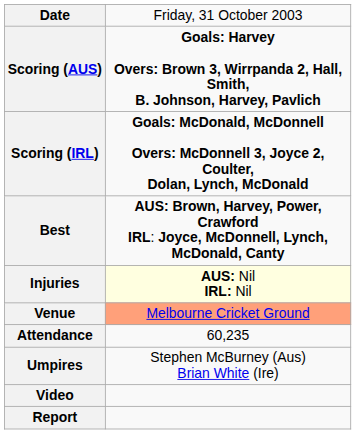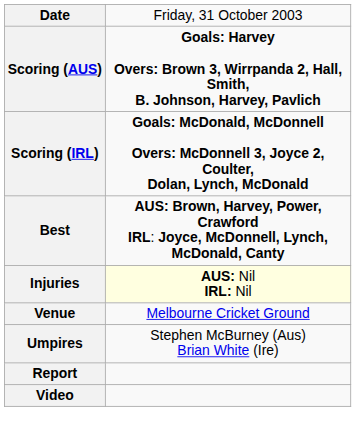(228, 313) lightsalmon background -> (228, 313) no background
- row: (55, 335)
rows swapped: (55, 417) <-> (55, 395)
